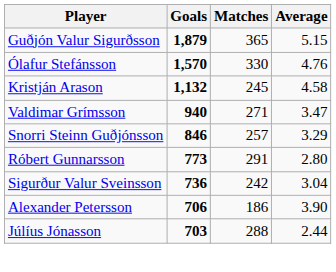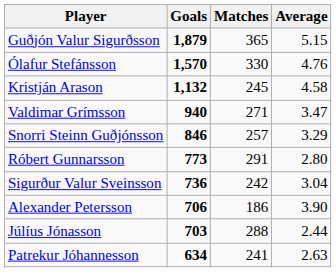+ row: (73, 254)
